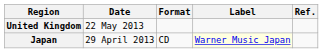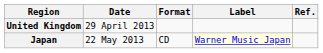(114, 26) 22 May 2013 -> (120, 26) 29 April 2013
(120, 40) 29 April 2013 -> (114, 40) 22 May 2013
